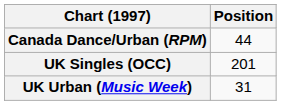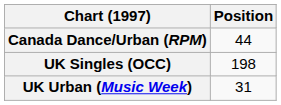(243, 64) 201 -> (243, 64) 198
